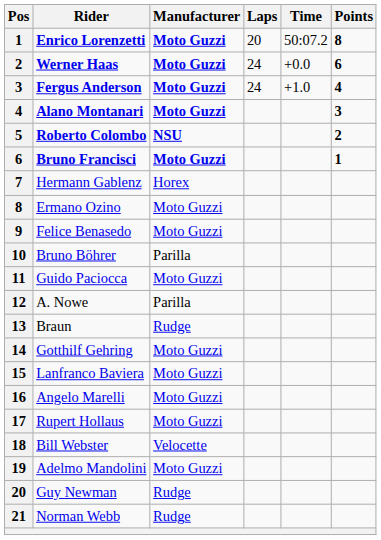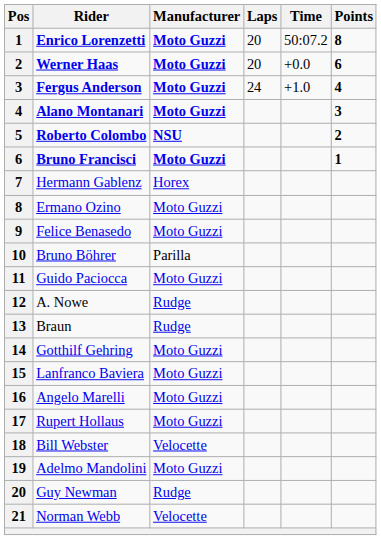(254, 64) 24 -> (254, 64) 20
(172, 302) Parilla -> (172, 302) Rudge
(172, 516) Rudge -> (180, 516) Velocette
